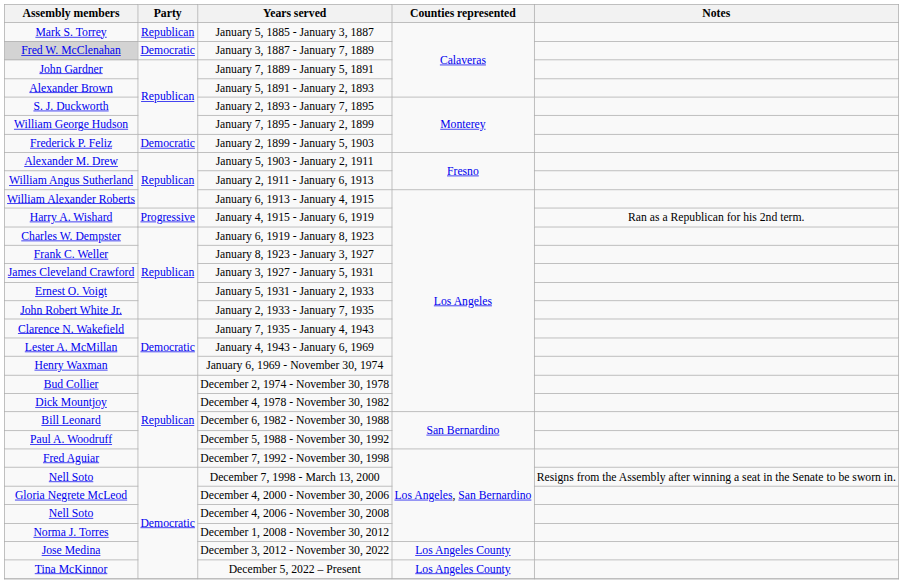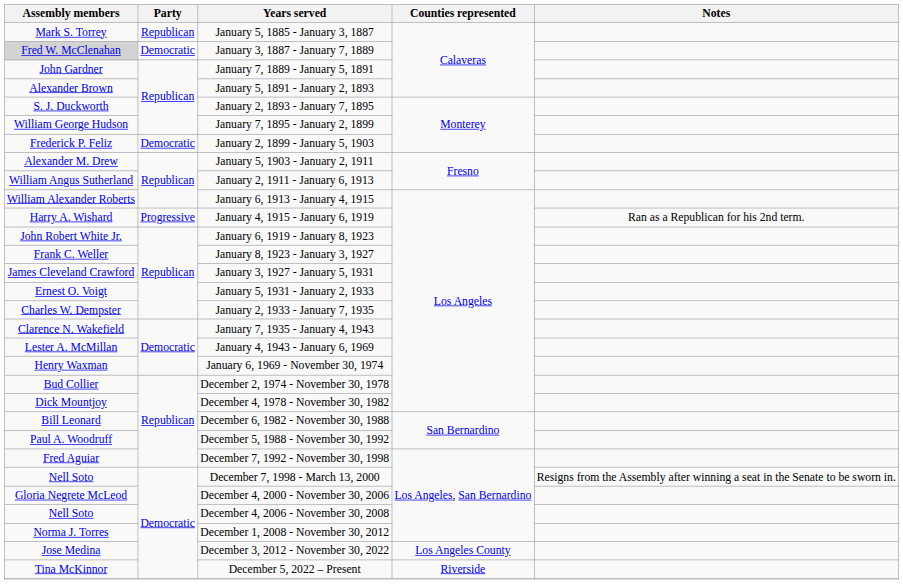(71, 236) Charles W. Dempster -> (71, 236) John Robert White Jr.
(71, 310) John Robert White Jr. -> (71, 310) Charles W. Dempster
(463, 569) Los Angeles County -> (463, 569) Riverside
